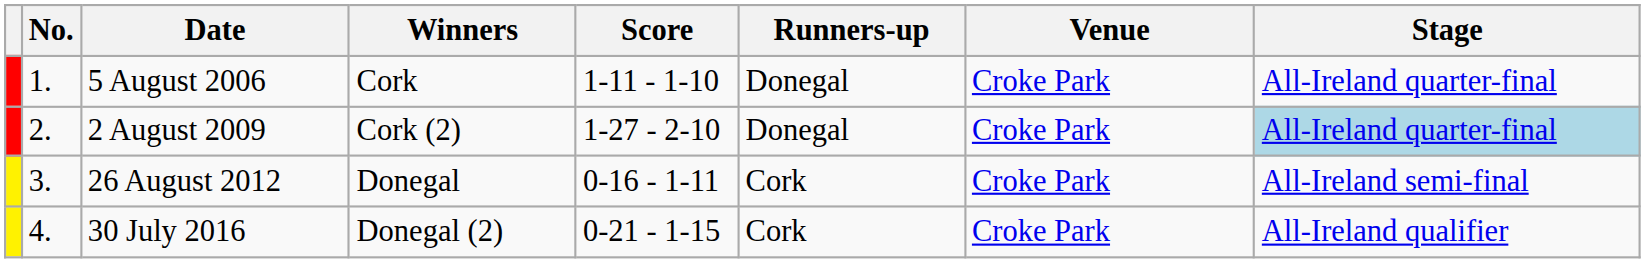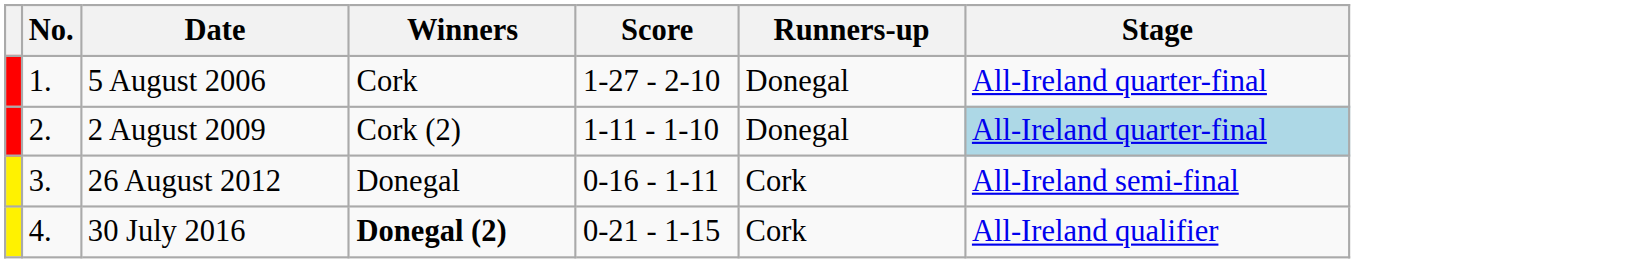- column: (1110, 30)
(651, 80) 1-11 - 1-10 -> (652, 80) 1-27 - 2-10
(652, 130) 1-27 - 2-10 -> (651, 130) 1-11 - 1-10
(430, 231) normal -> (432, 231) bold
